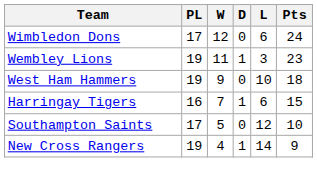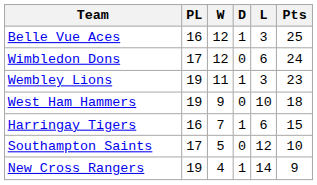+ row: (64, 37)
